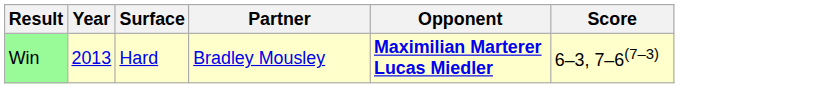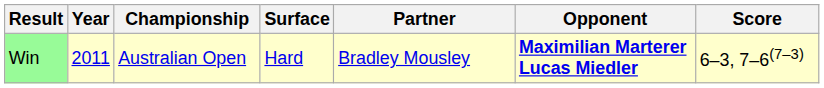+ column: (187, 18)
(91, 57) 2013 -> (91, 57) 2011
